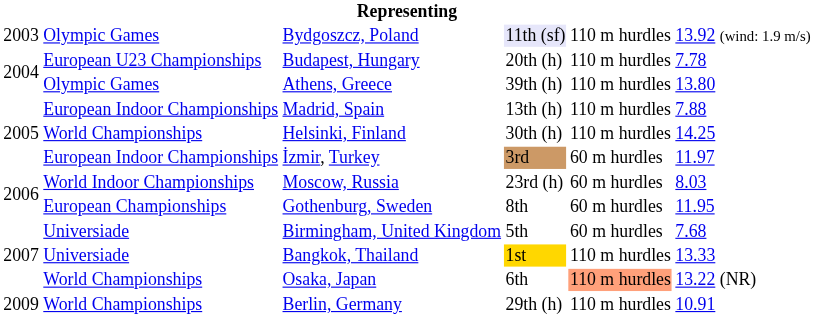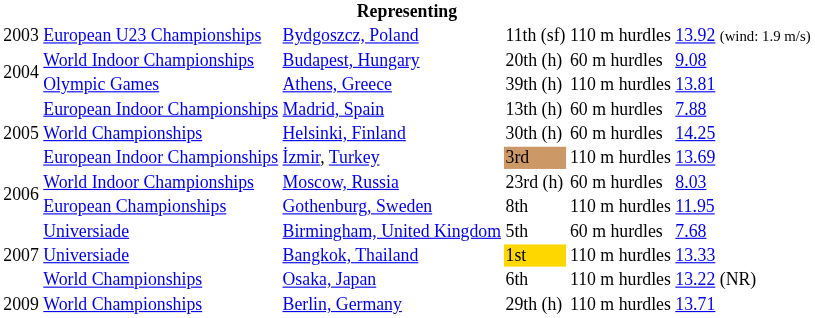(101, 35) Olympic Games -> (152, 35) European U23 Championships
(536, 35) lavender background -> (536, 35) no background
(152, 60) European U23 Championships -> (149, 60) World Indoor Championships
(620, 60) 110 m hurdles -> (616, 60) 60 m hurdles
(691, 60) 7.78 -> (691, 60) 9.08
(695, 84) 13.80 -> (695, 84) 13.81
(620, 108) 110 m hurdles -> (616, 108) 60 m hurdles
(620, 133) 110 m hurdles -> (616, 133) 60 m hurdles
(616, 157) 60 m hurdles -> (620, 157) 110 m hurdles
(695, 157) 11.97 -> (695, 157) 13.69
(616, 206) 60 m hurdles -> (620, 206) 110 m hurdles
(620, 279) lightsalmon background -> (620, 279) no background
(695, 304) 10.91 -> (695, 304) 13.71
